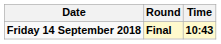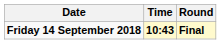columns swapped: (199, 13) <-> (163, 13)
